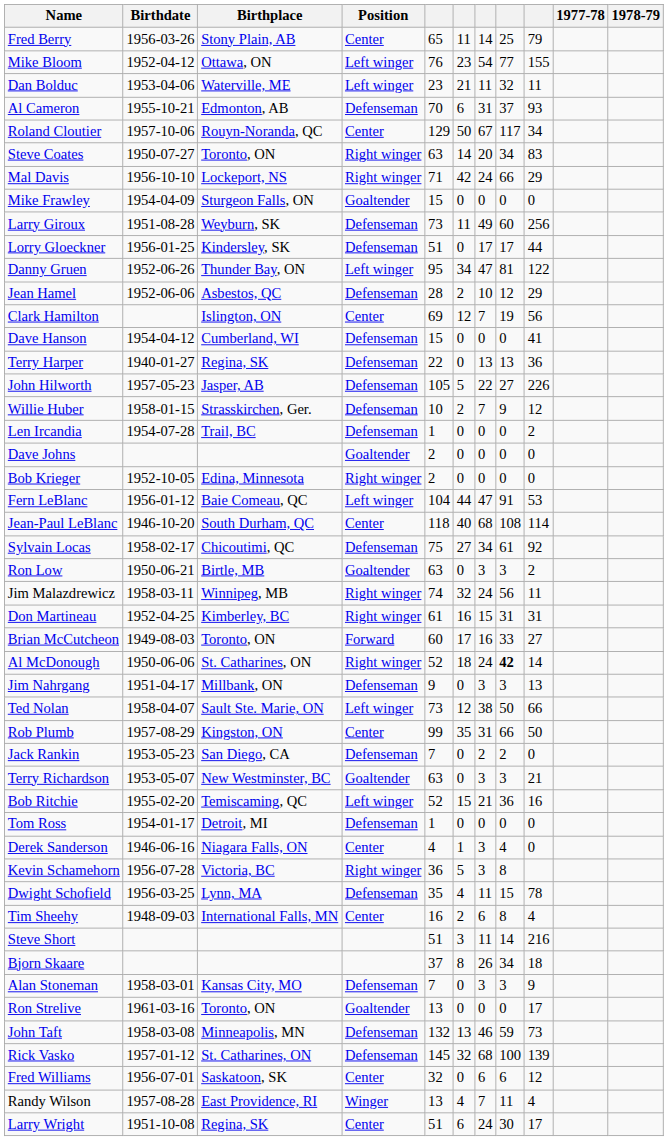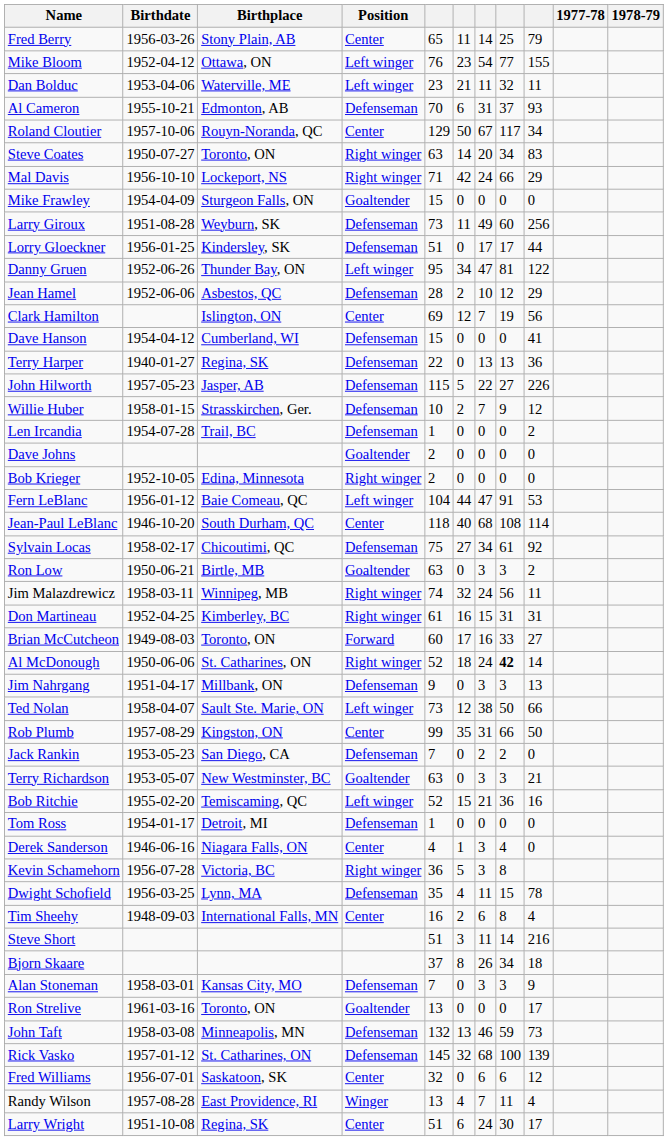(439, 385) 105 -> (439, 385) 115
